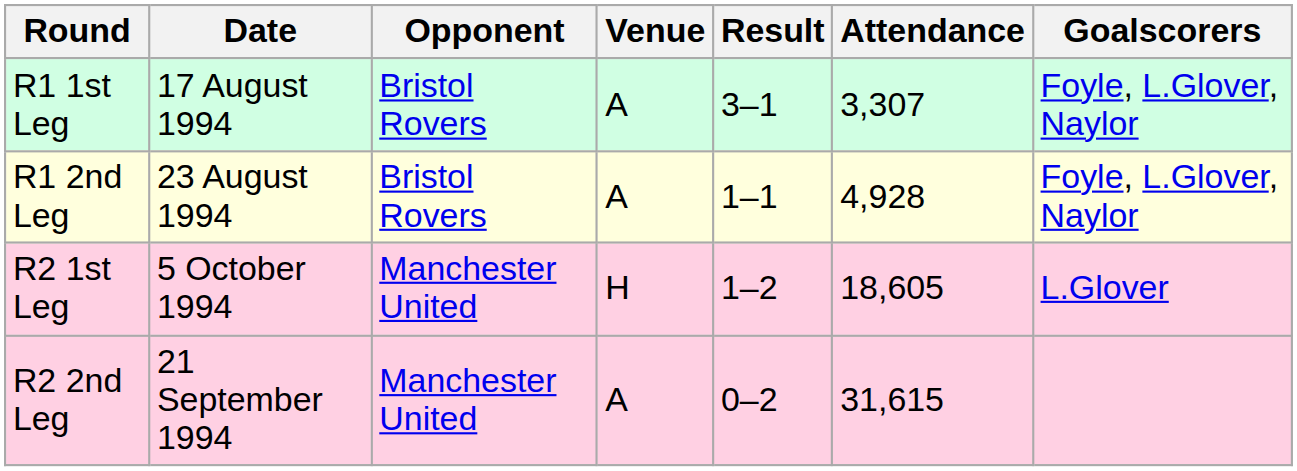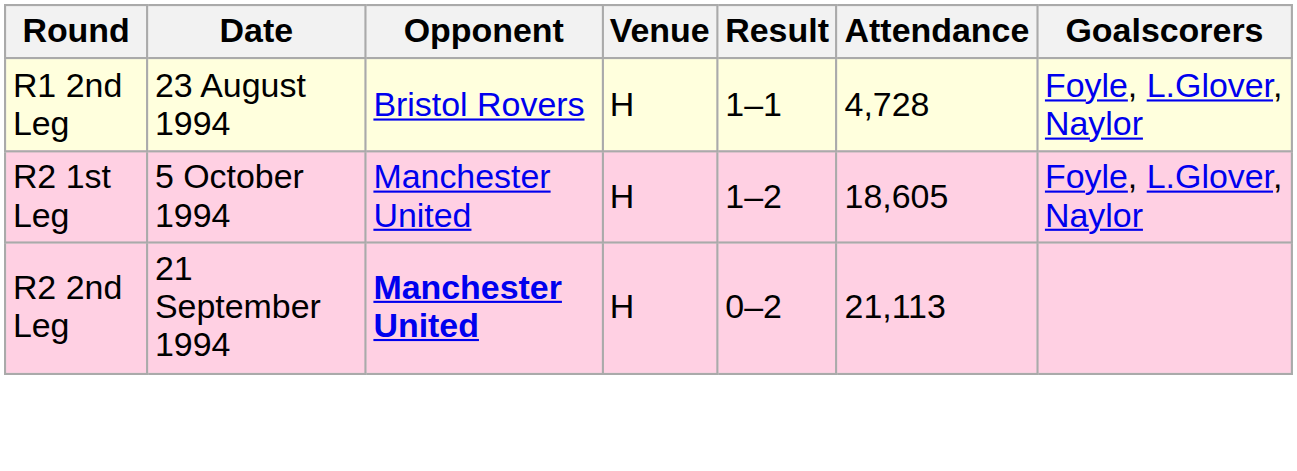- row: (62, 104)
(617, 196) A -> (622, 104) H
(883, 196) 4,928 -> (887, 104) 4,728
(1105, 288) L.Glover -> (1164, 196) Foyle, L.Glover, Naylor
(468, 399) normal -> (468, 307) bold
(617, 399) A -> (622, 307) H
(892, 399) 31,615 -> (895, 307) 21,113
